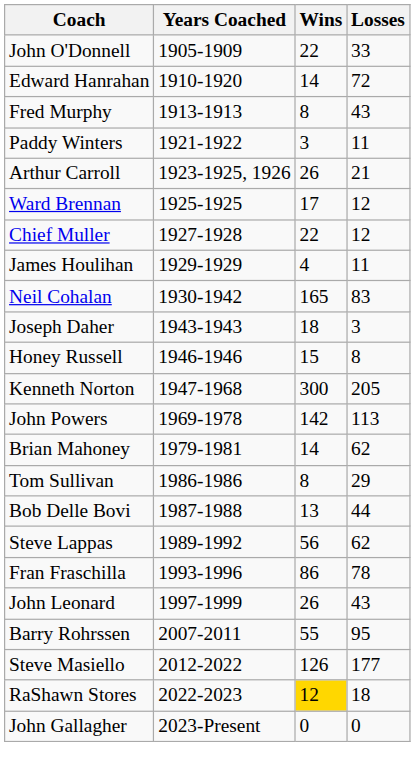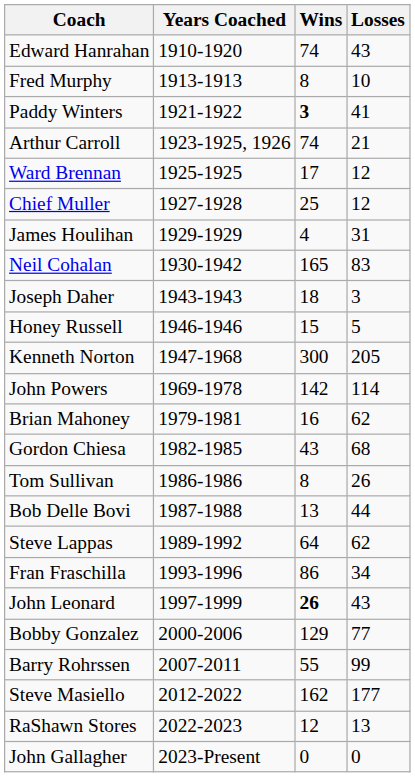- row: (70, 50)
(309, 81) 14 -> (309, 50) 74
(361, 81) 72 -> (361, 50) 43
(361, 111) 43 -> (361, 81) 10
(304, 142) normal -> (304, 111) bold
(360, 142) 11 -> (361, 111) 41
(309, 173) 26 -> (309, 142) 74
(309, 234) 22 -> (309, 204) 25
(360, 265) 11 -> (361, 234) 31
(356, 357) 8 -> (356, 326) 5
(365, 419) 113 -> (365, 388) 114
(309, 449) 14 -> (309, 419) 16
+ row: (67, 449)
(361, 480) 29 -> (361, 480) 26
(309, 541) 56 -> (309, 541) 64
(361, 572) 78 -> (361, 572) 34
(309, 603) normal -> (309, 603) bold
+ row: (74, 633)
(361, 633) 95 -> (361, 664) 99
(314, 664) 126 -> (314, 695) 162
(309, 695) gold background -> (309, 726) no background
(361, 695) 18 -> (361, 726) 13
